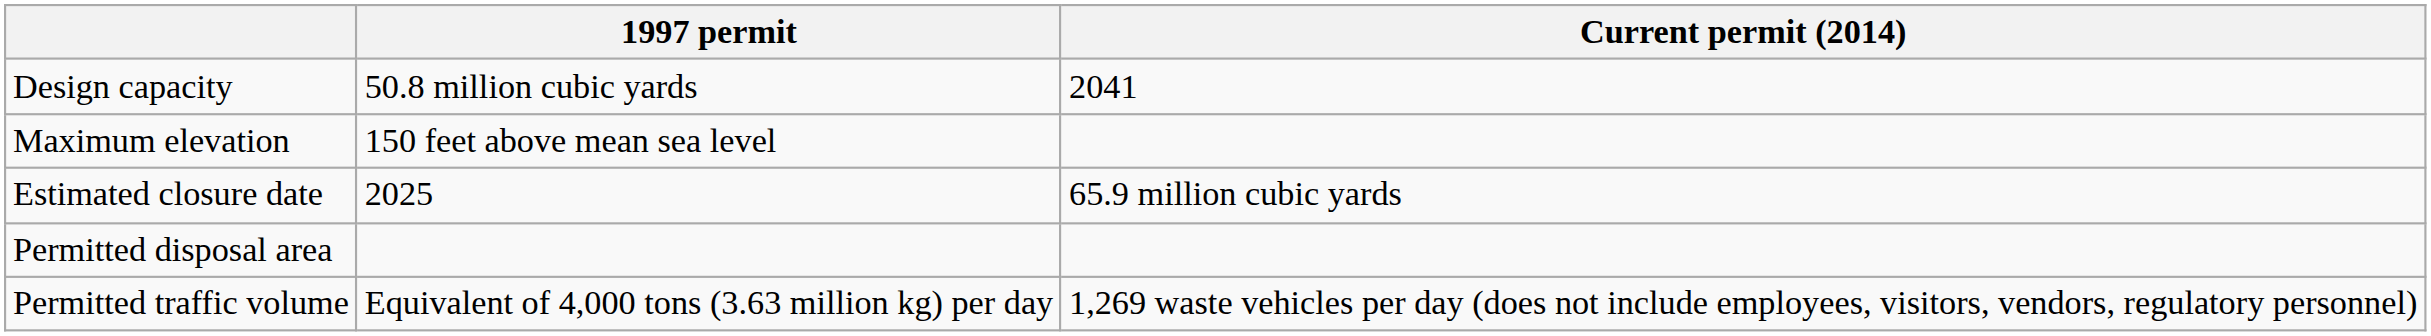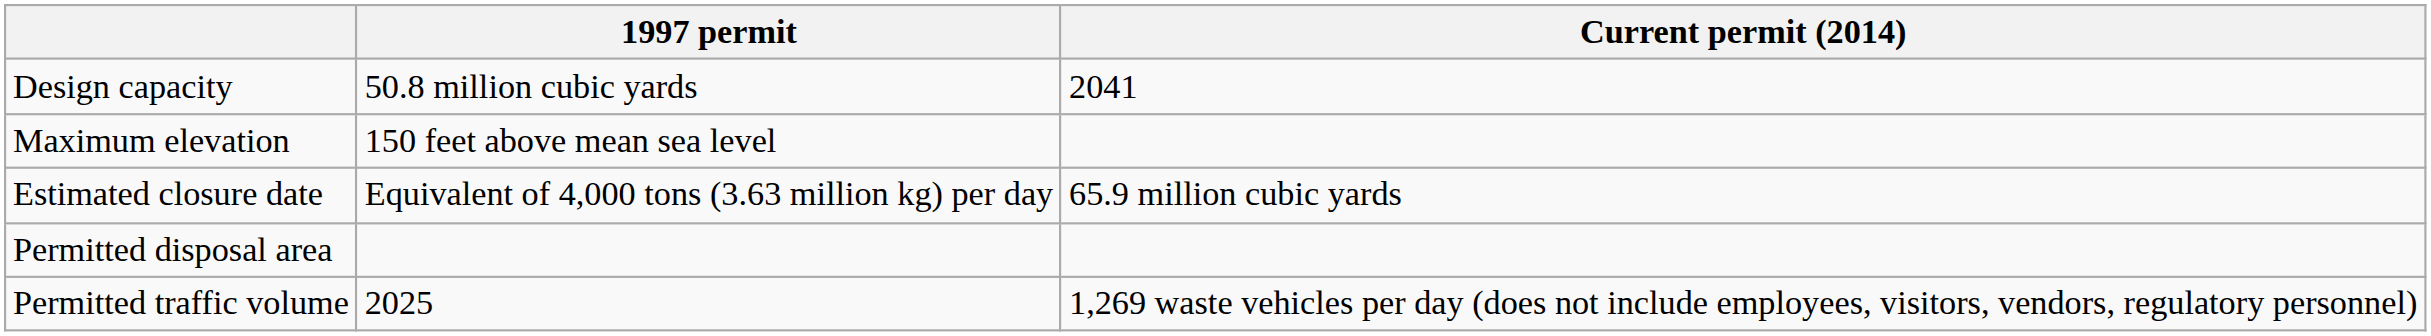(399, 194) 2025 -> (709, 194) Equivalent of 4,000 tons (3.63 million kg) per day
(709, 303) Equivalent of 4,000 tons (3.63 million kg) per day -> (399, 303) 2025
